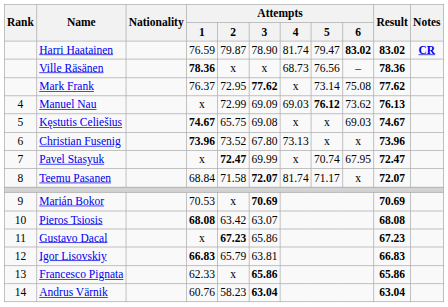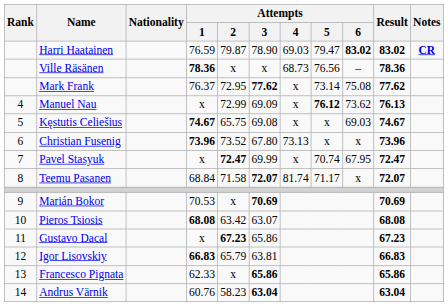(296, 50) 81.74 -> (296, 50) 69.03
(296, 104) 69.03 -> (296, 104) x
